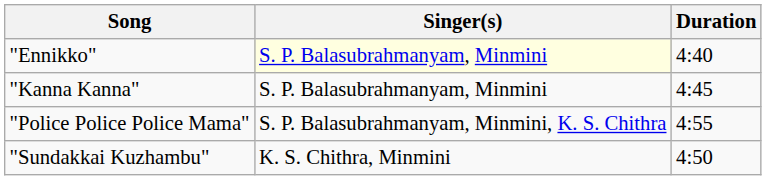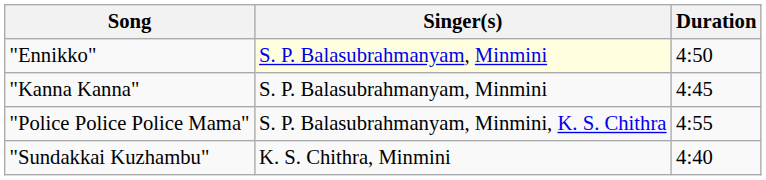(694, 55) 4:40 -> (694, 55) 4:50
(694, 158) 4:50 -> (694, 158) 4:40
